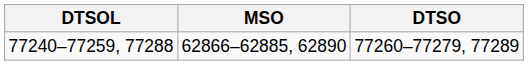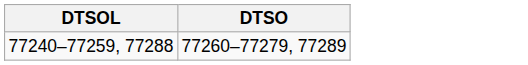- column: (264, 18)
